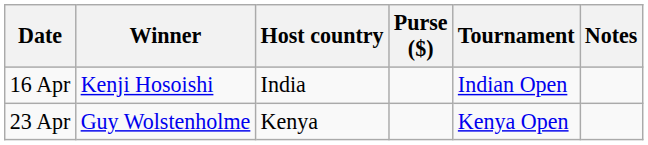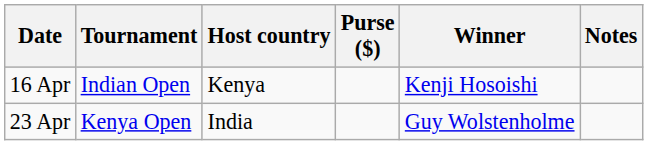columns swapped: (516, 35) <-> (166, 35)
(283, 85) India -> (236, 85) Kenya
(289, 121) Kenya -> (230, 121) India
